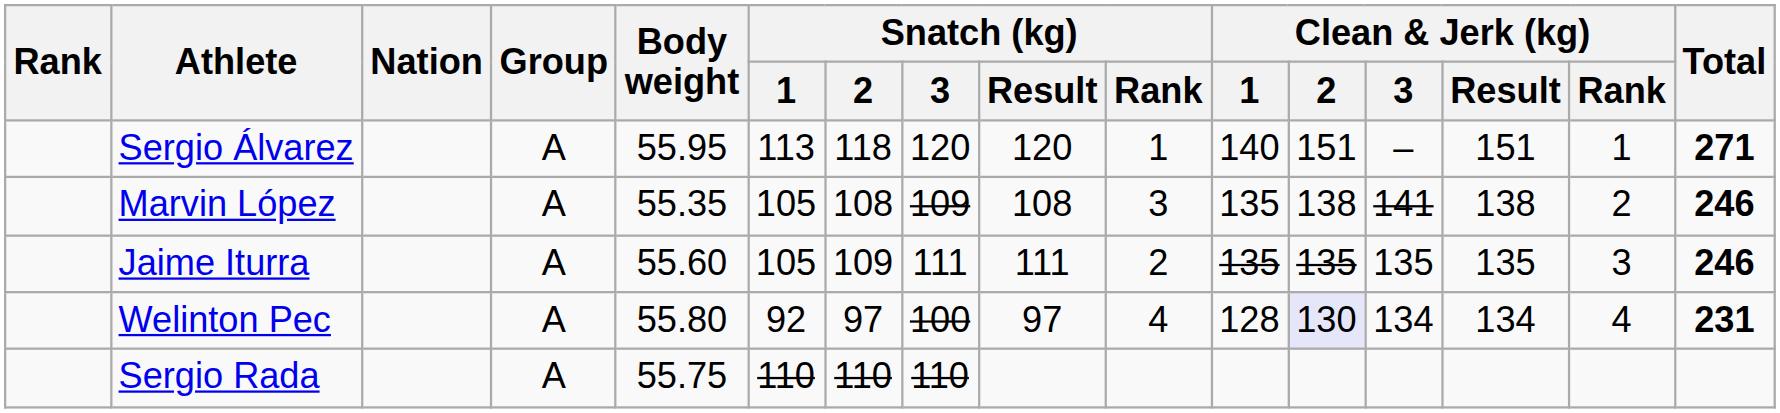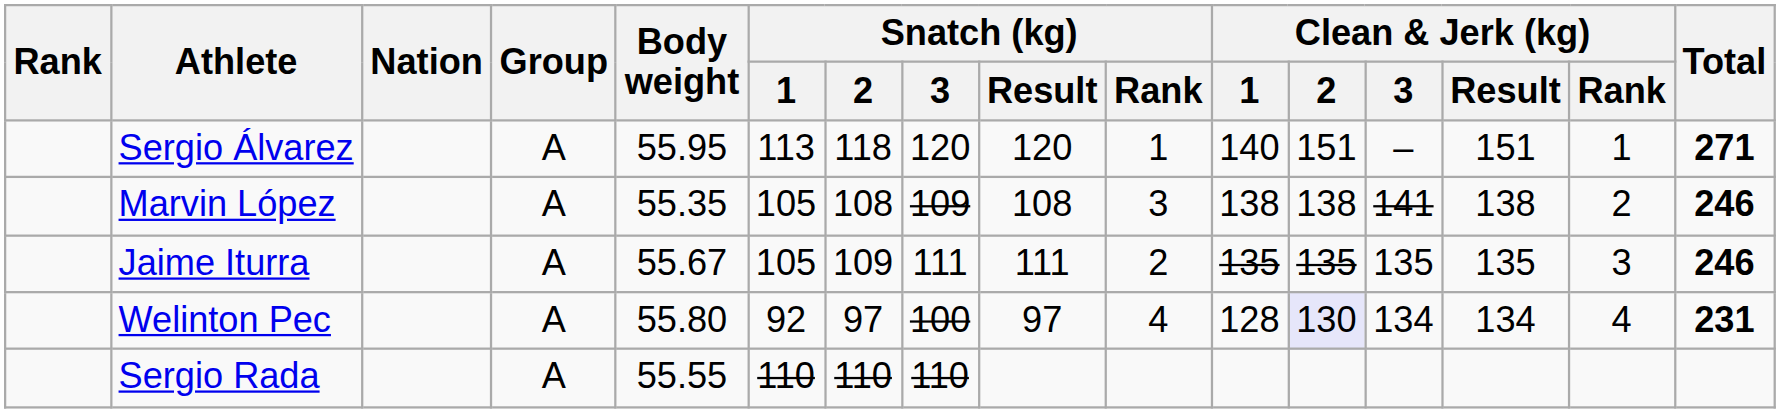(1249, 205) 135 -> (1249, 205) 138
(682, 262) 55.60 -> (682, 262) 55.67
(682, 377) 55.75 -> (682, 377) 55.55
